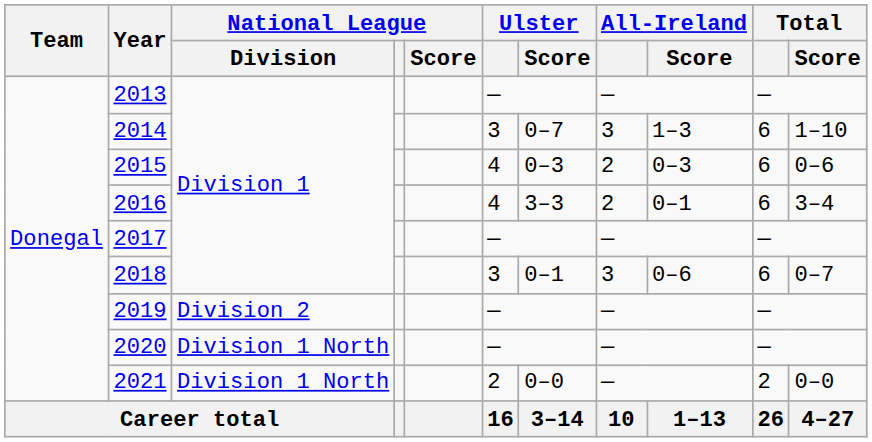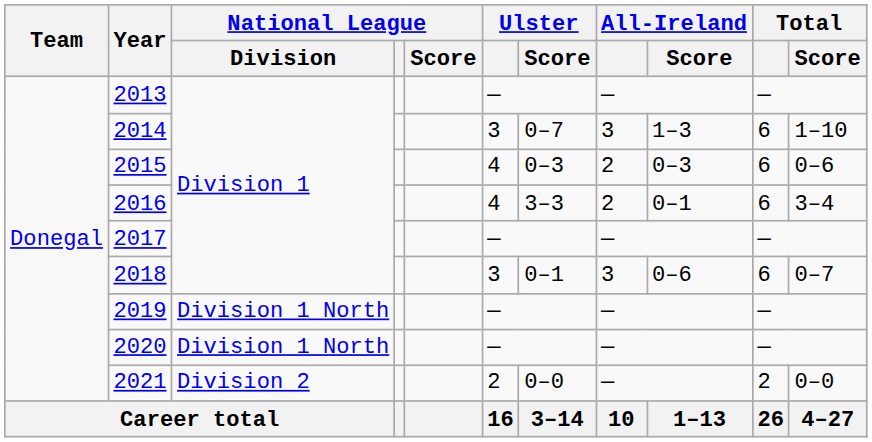(243, 311) Division 2 -> (283, 311) Division 1 North
(283, 383) Division 1 North -> (243, 383) Division 2
